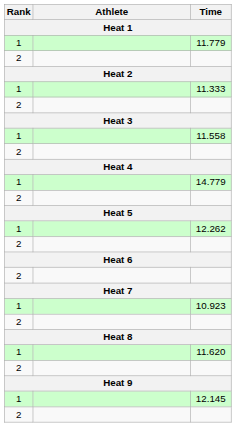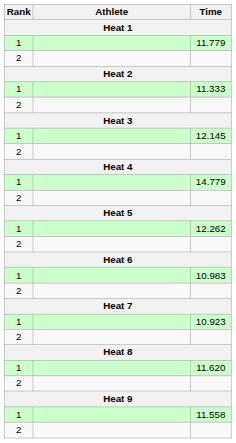rows swapped: (19, 399) <-> (19, 136)
+ row: (19, 275)
